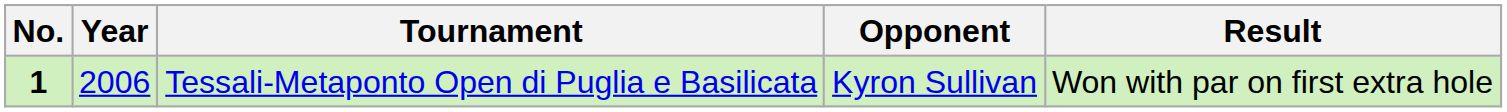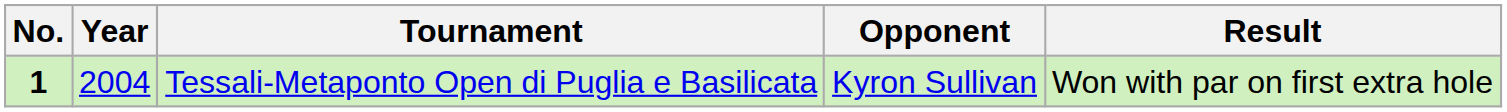(115, 81) 2006 -> (115, 81) 2004
